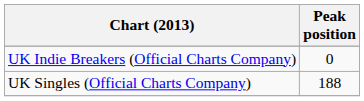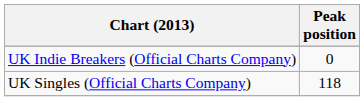(330, 83) 188 -> (330, 83) 118
